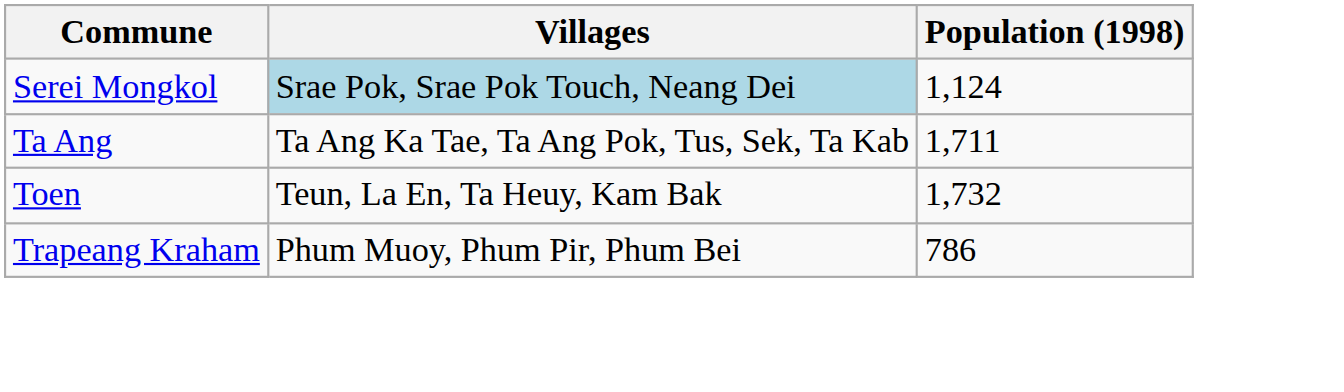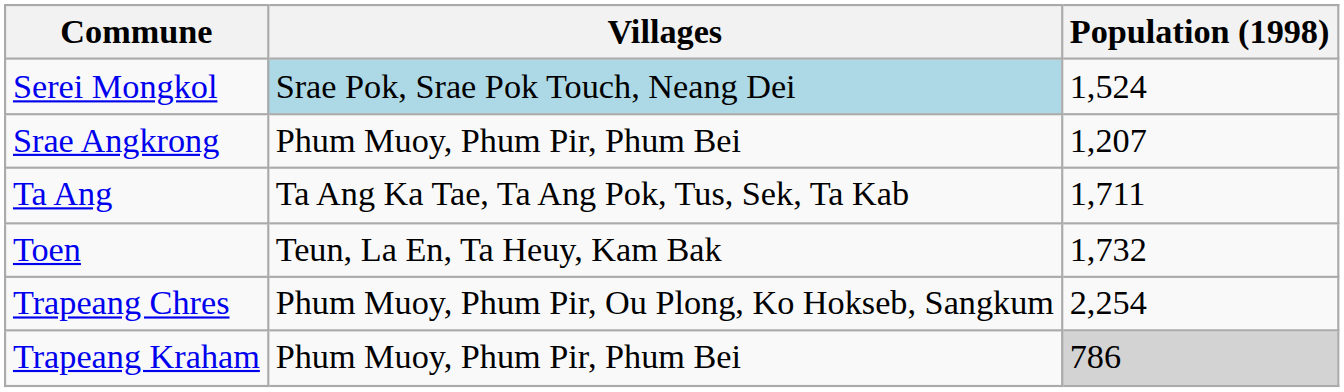(963, 85) 1,124 -> (1108, 85) 1,524
+ row: (116, 140)
+ row: (121, 303)
(950, 248) no background -> (1095, 357) lightgrey background
